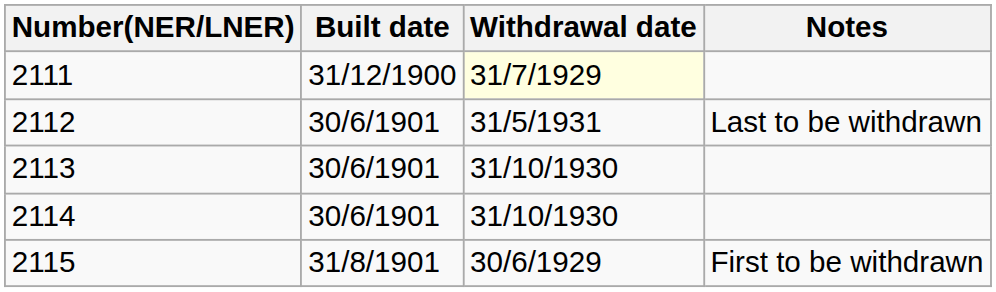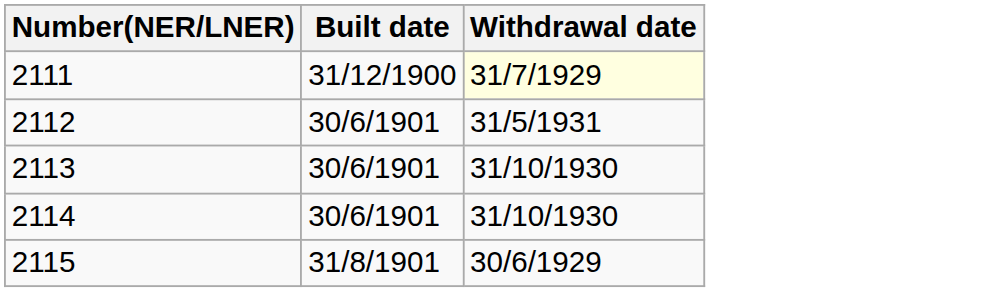- column: (847, 27)
